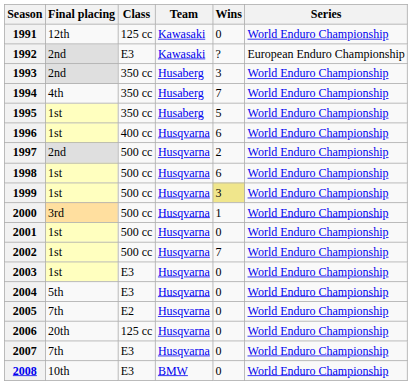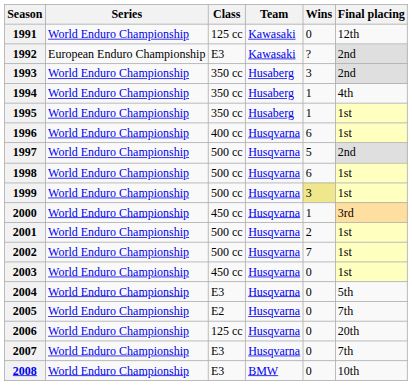columns swapped: (326, 14) <-> (82, 14)
(218, 93) 7 -> (309, 93) 1
(218, 113) 5 -> (309, 113) 1
(218, 153) 2 -> (309, 153) 5
(137, 212) 500 cc -> (227, 212) 450 cc
(218, 232) 0 -> (309, 232) 2
(127, 271) E3 -> (227, 271) 450 cc
